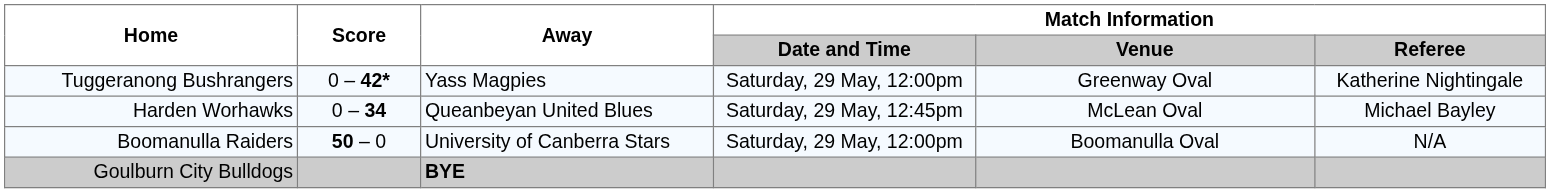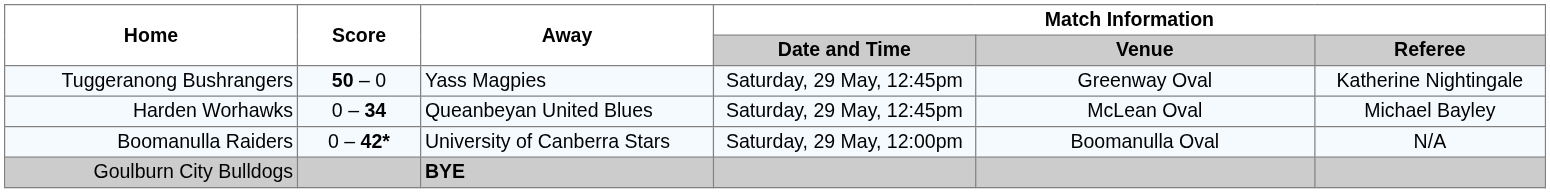(359, 80) 0 – 42* -> (359, 80) 50 – 0
(844, 80) Saturday, 29 May, 12:00pm -> (844, 80) Saturday, 29 May, 12:45pm
(359, 141) 50 – 0 -> (359, 141) 0 – 42*
